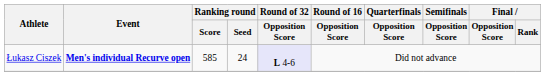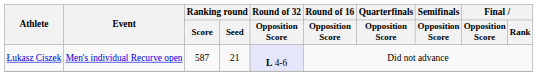(128, 58) bold -> (124, 58) normal
(210, 58) 585 -> (202, 58) 587
(243, 58) 24 -> (235, 58) 21
